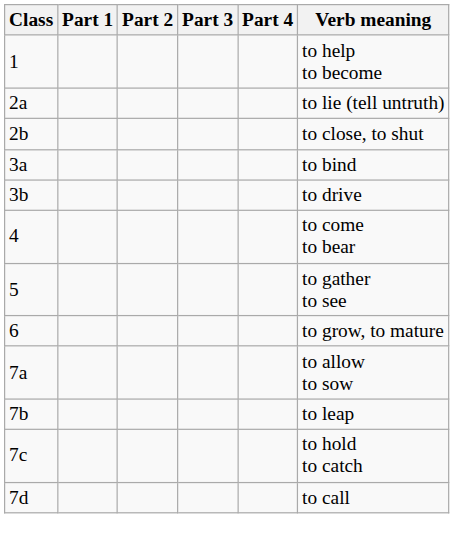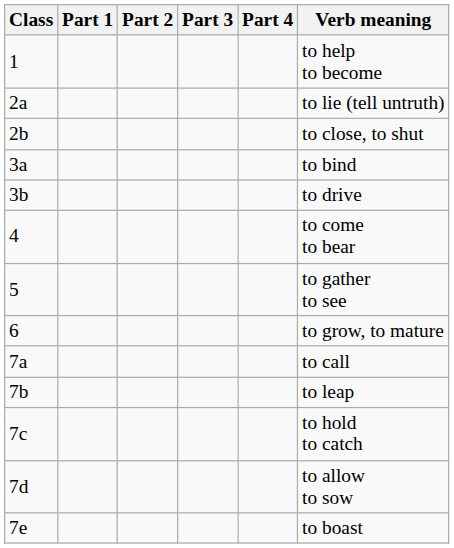(334, 372) to allow to sow -> (326, 361) to call
(326, 497) to call -> (334, 486) to allow to sow
+ row: (18, 527)
